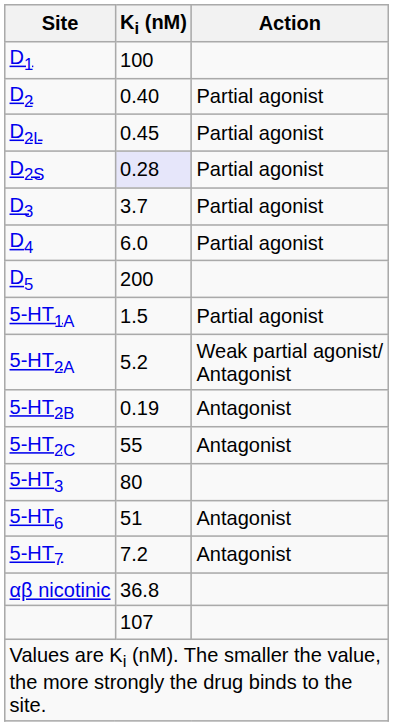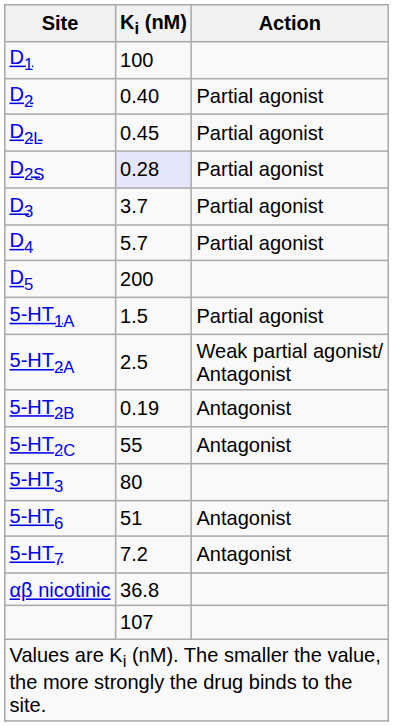(134, 243) 6.0 -> (134, 243) 5.7
(134, 362) 5.2 -> (134, 362) 2.5
